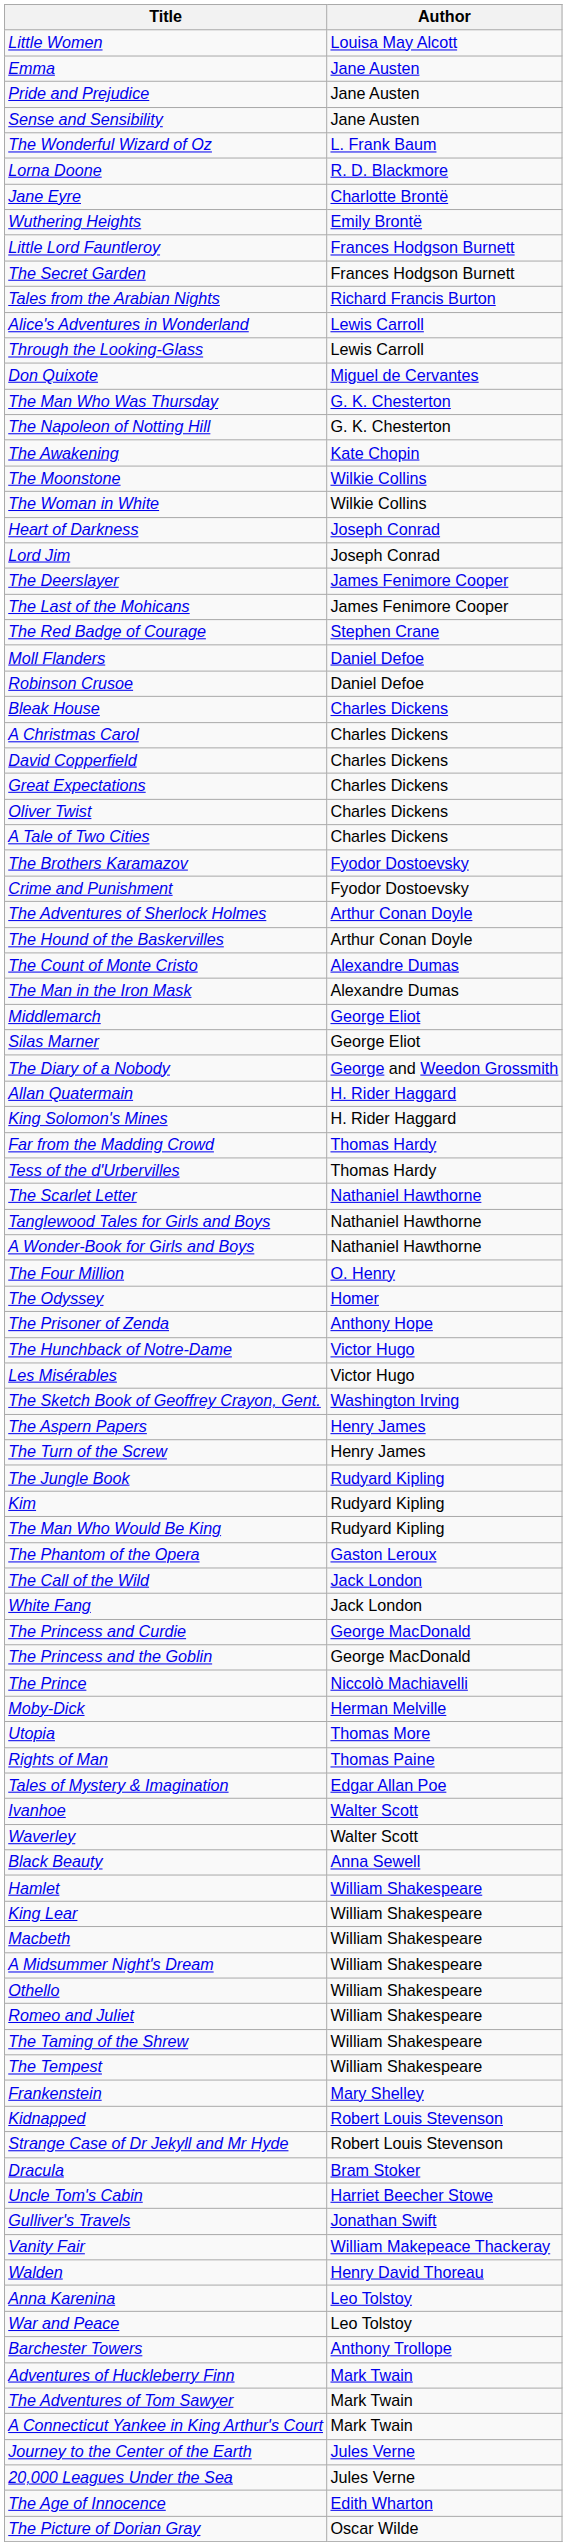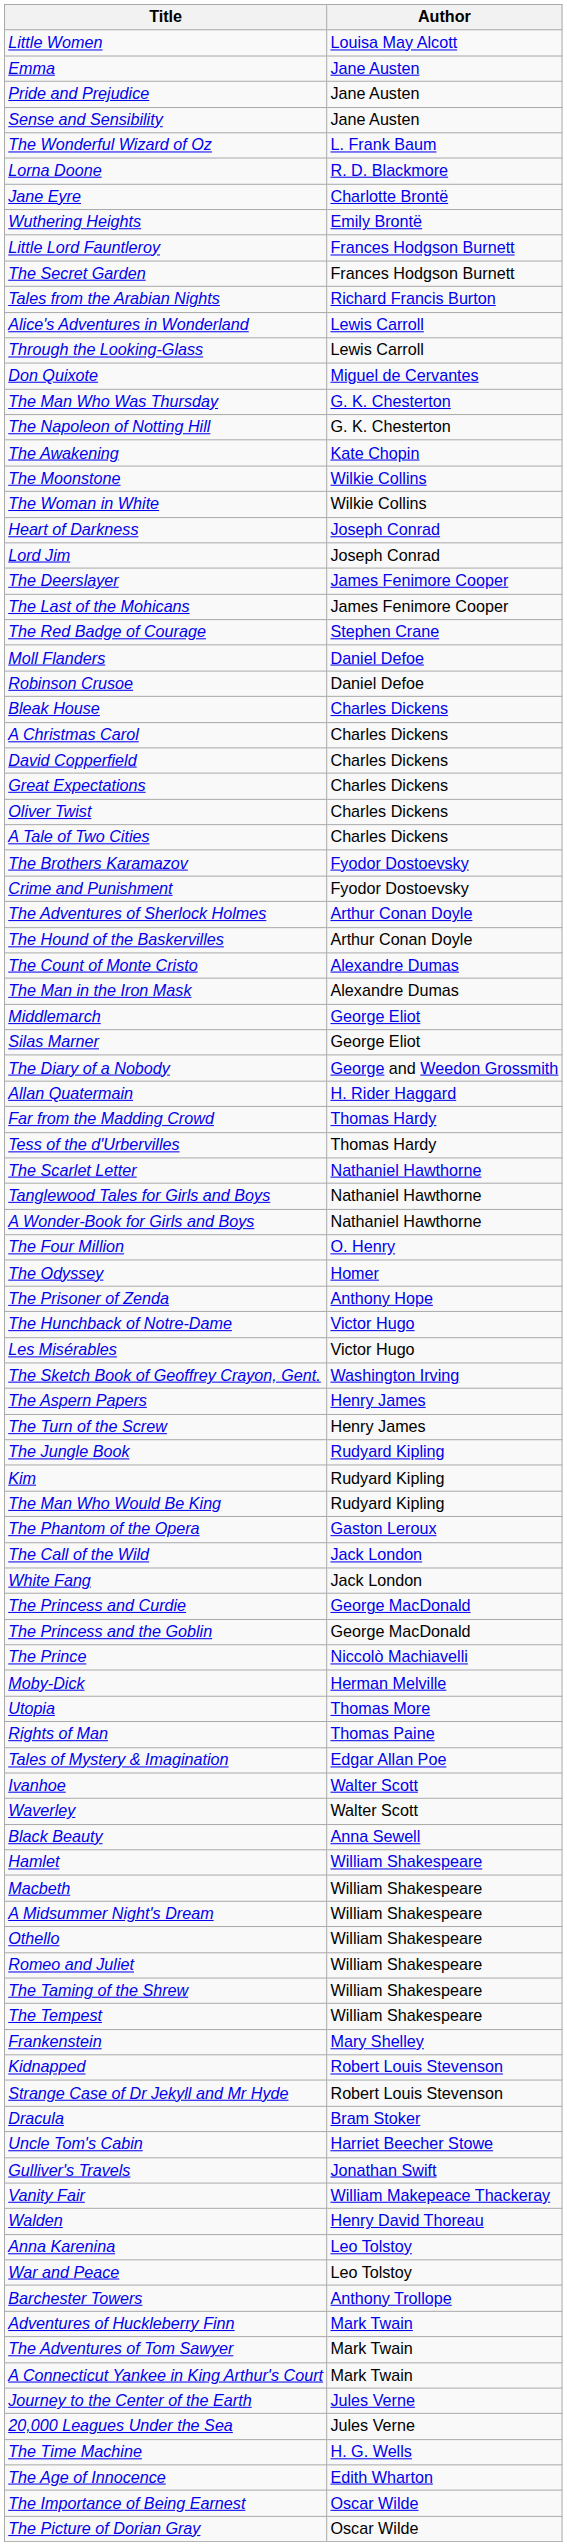- row: (88, 1119)
- row: (43, 1913)
+ row: (75, 2452)
+ row: (127, 2503)
